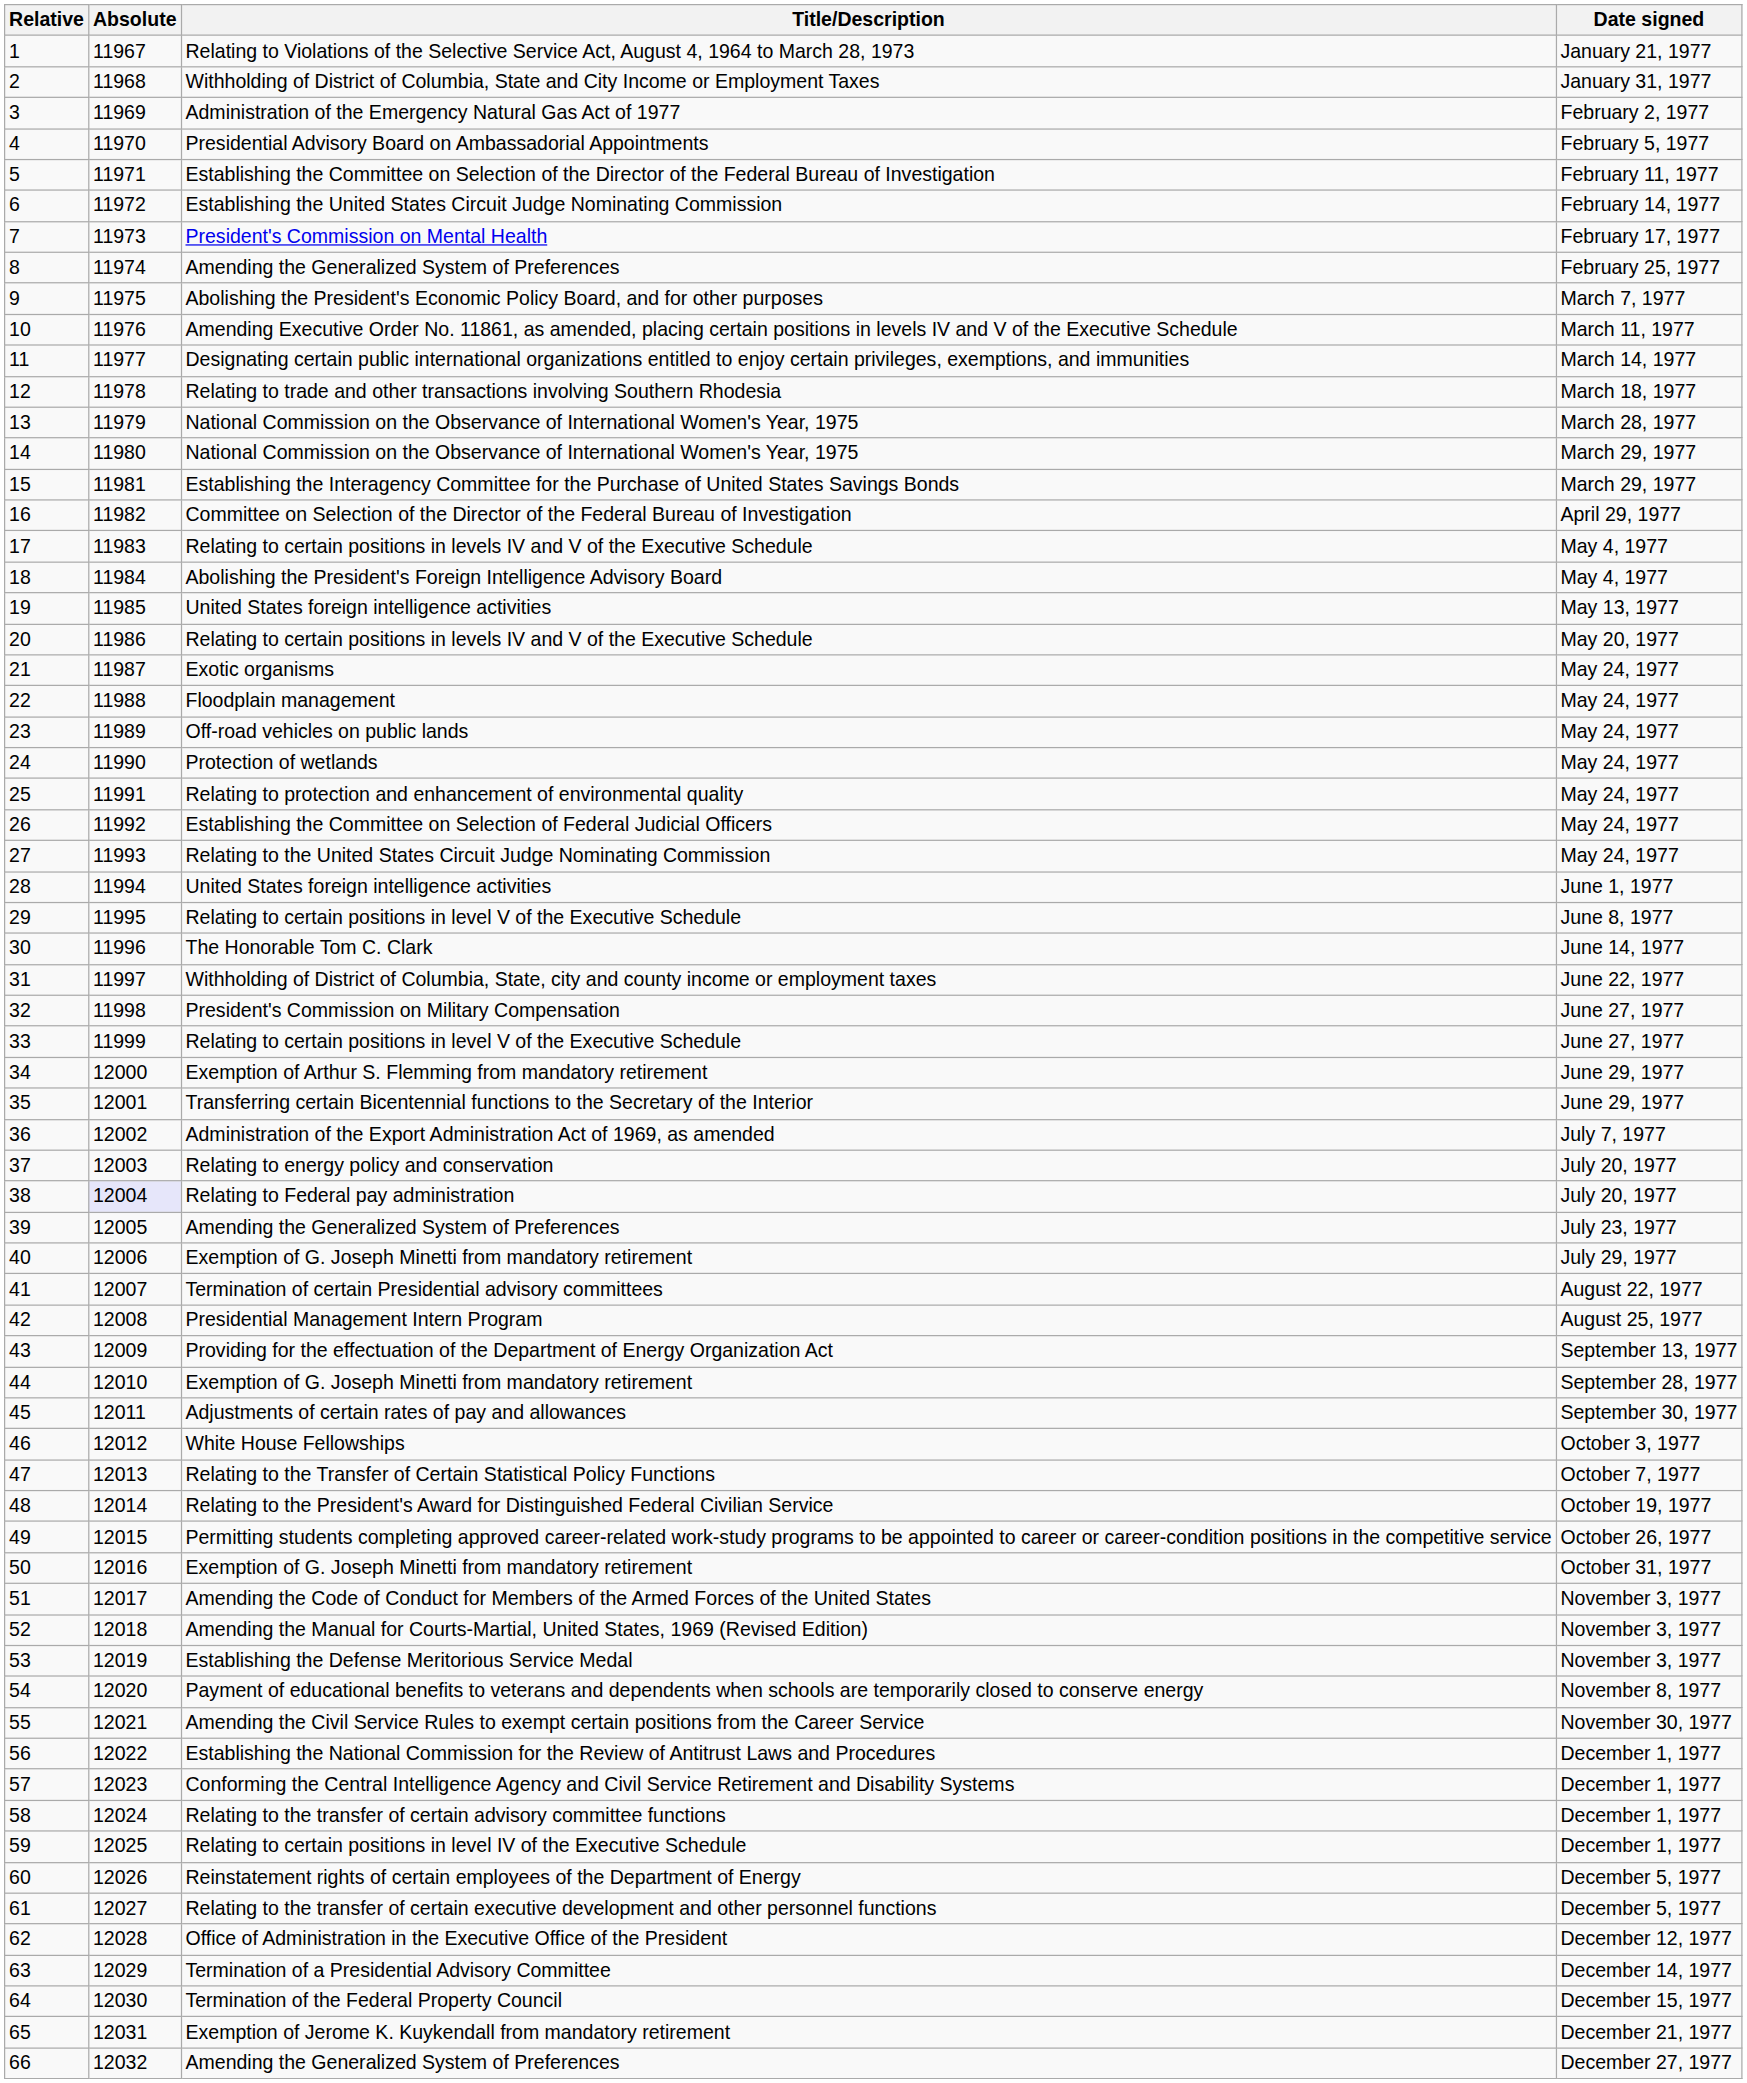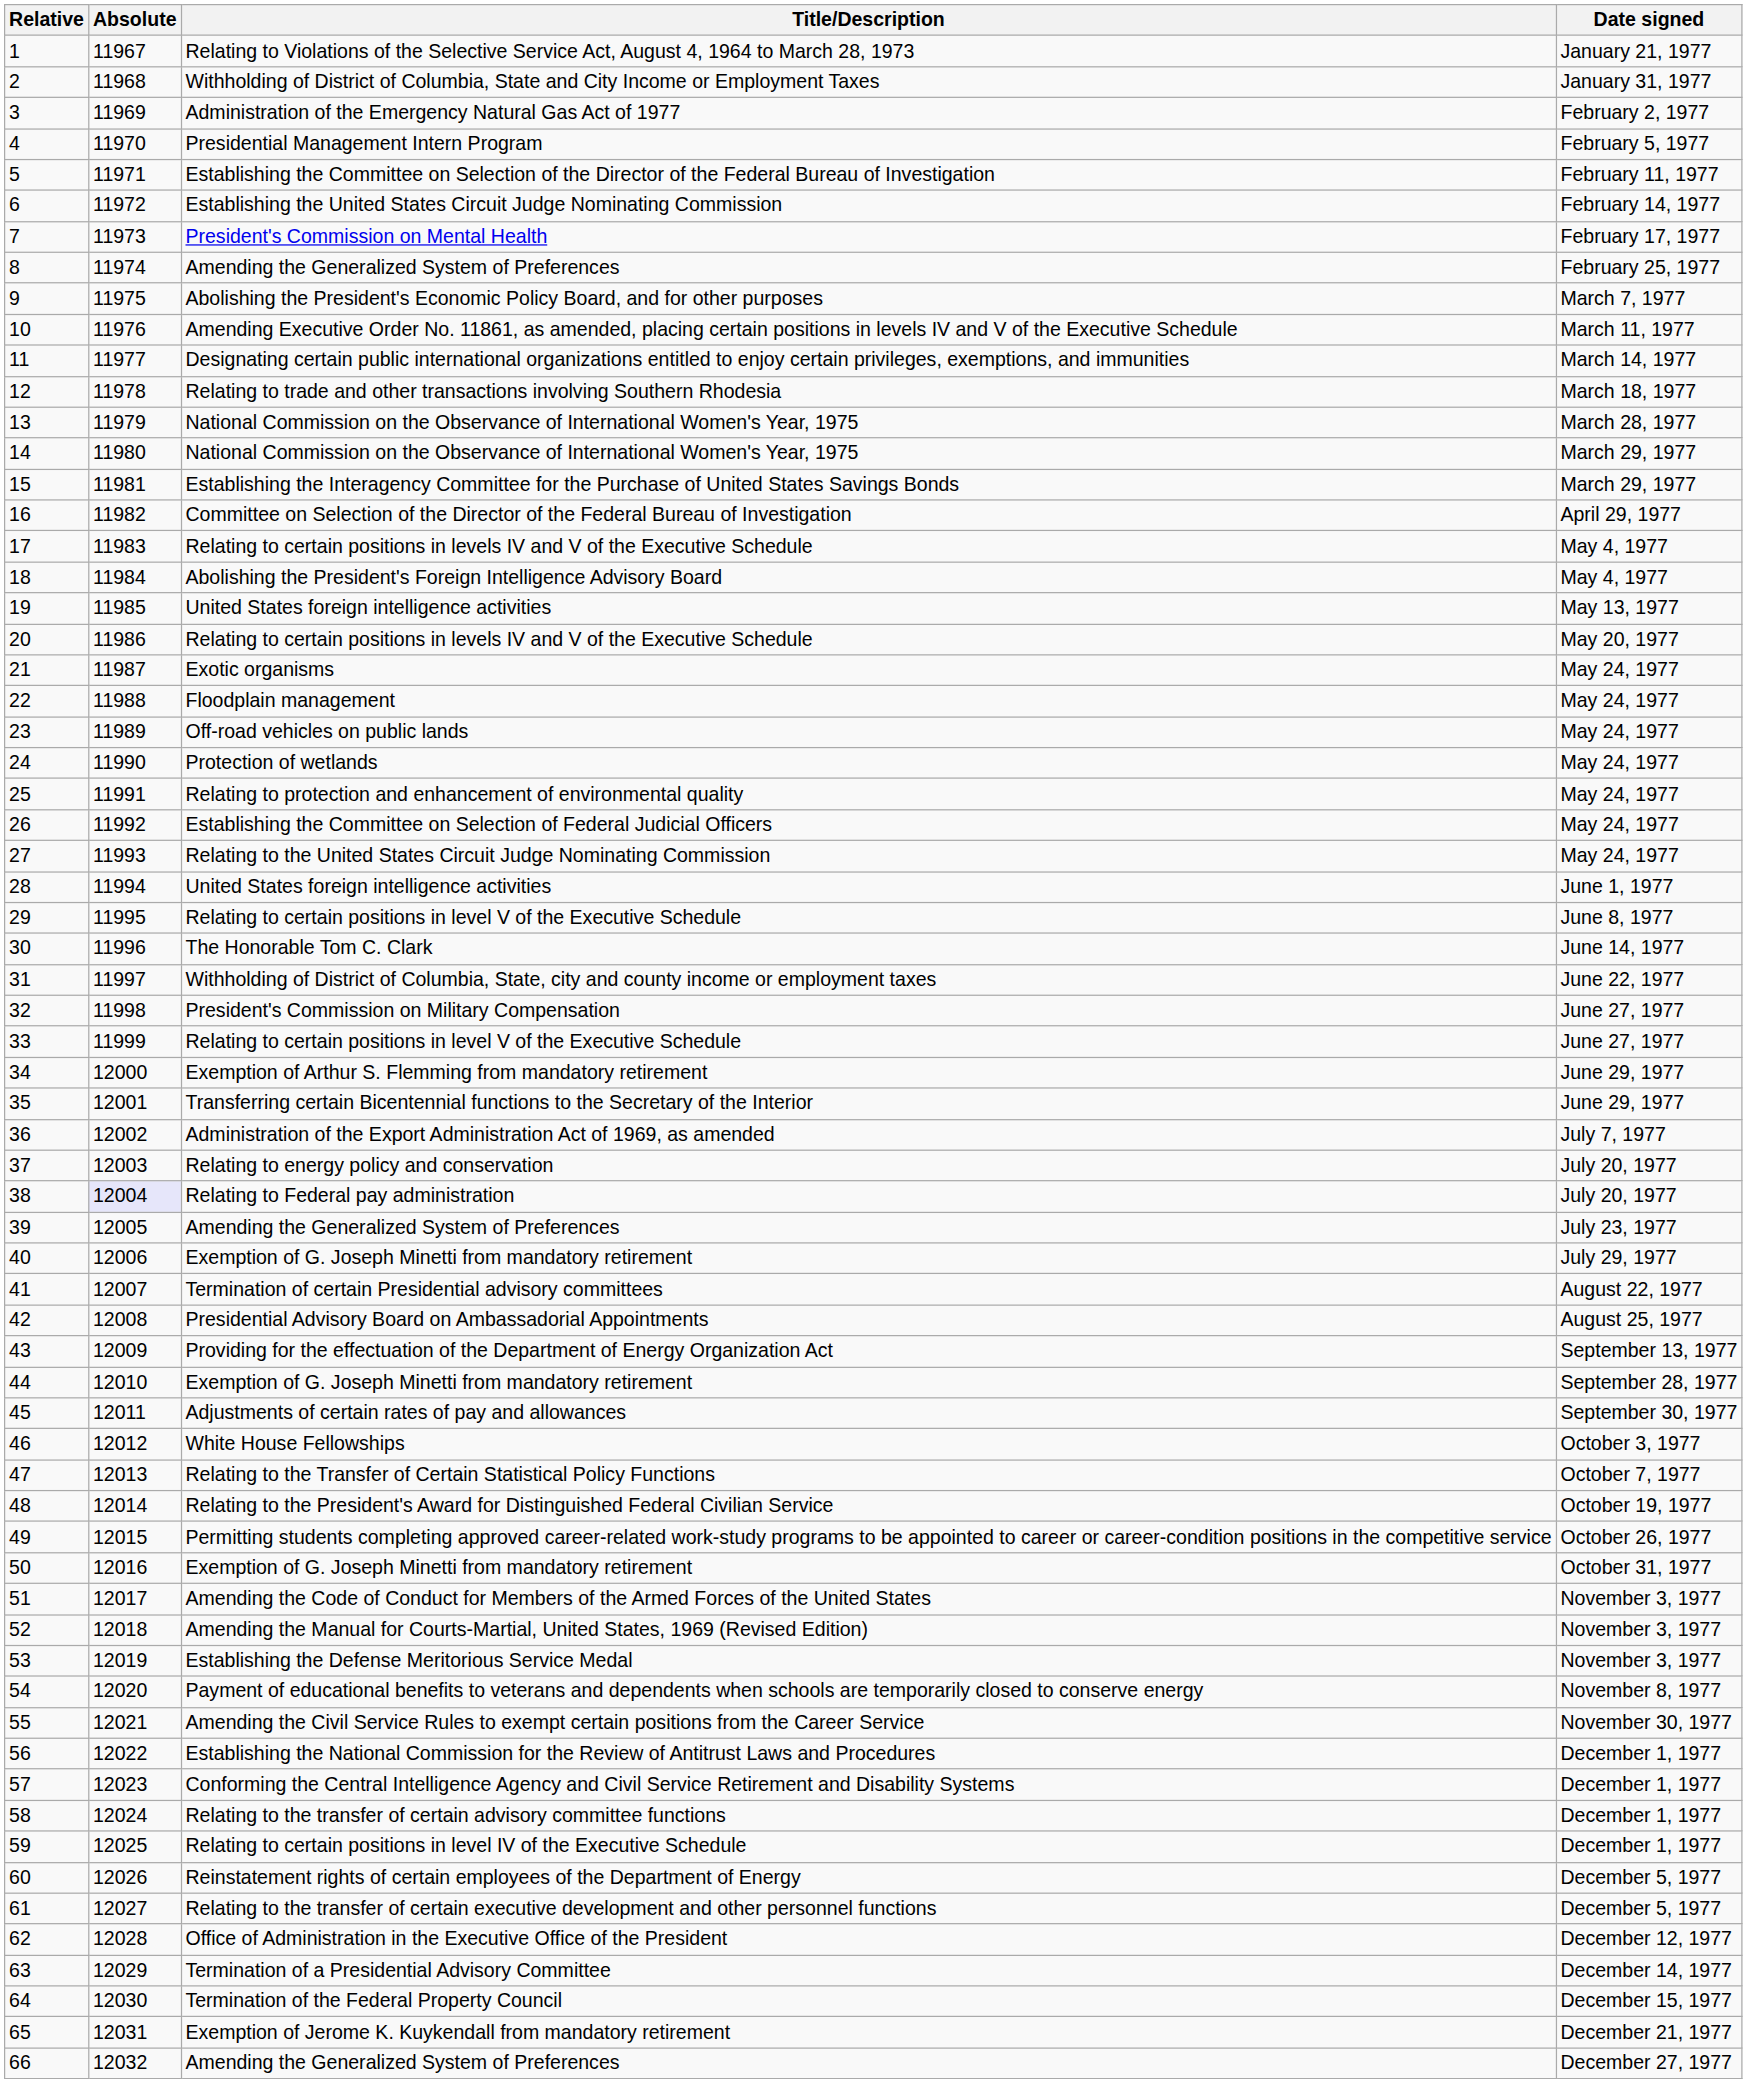(447, 143) Presidential Advisory Board on Ambassadorial Appointments -> (364, 143) Presidential Management Intern Program
(364, 1320) Presidential Management Intern Program -> (447, 1320) Presidential Advisory Board on Ambassadorial Appointments
